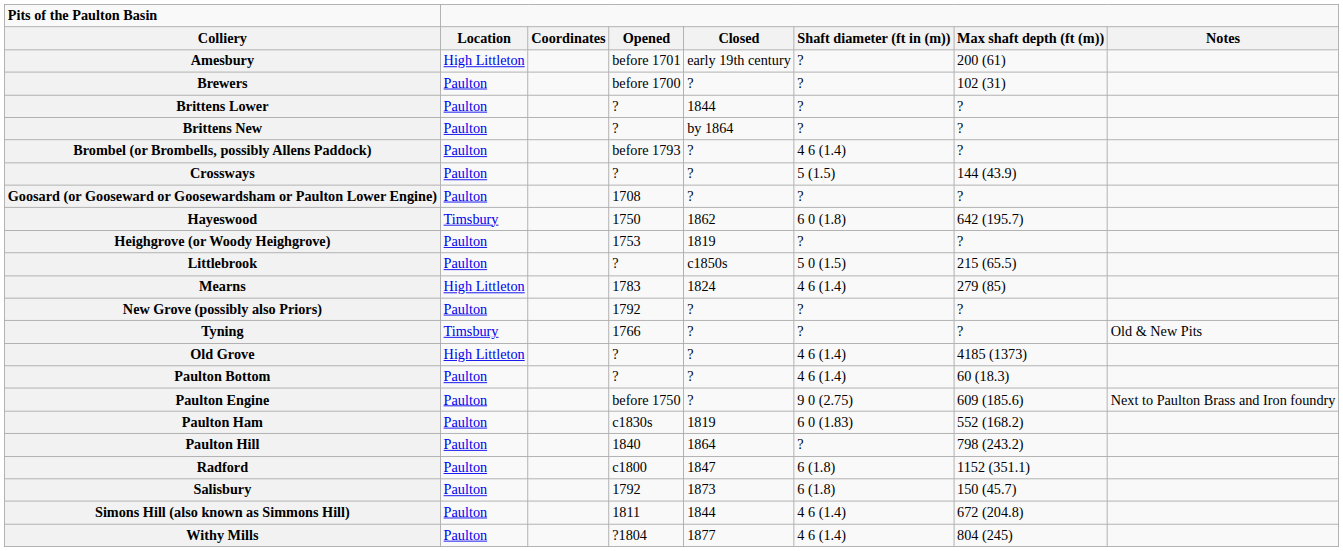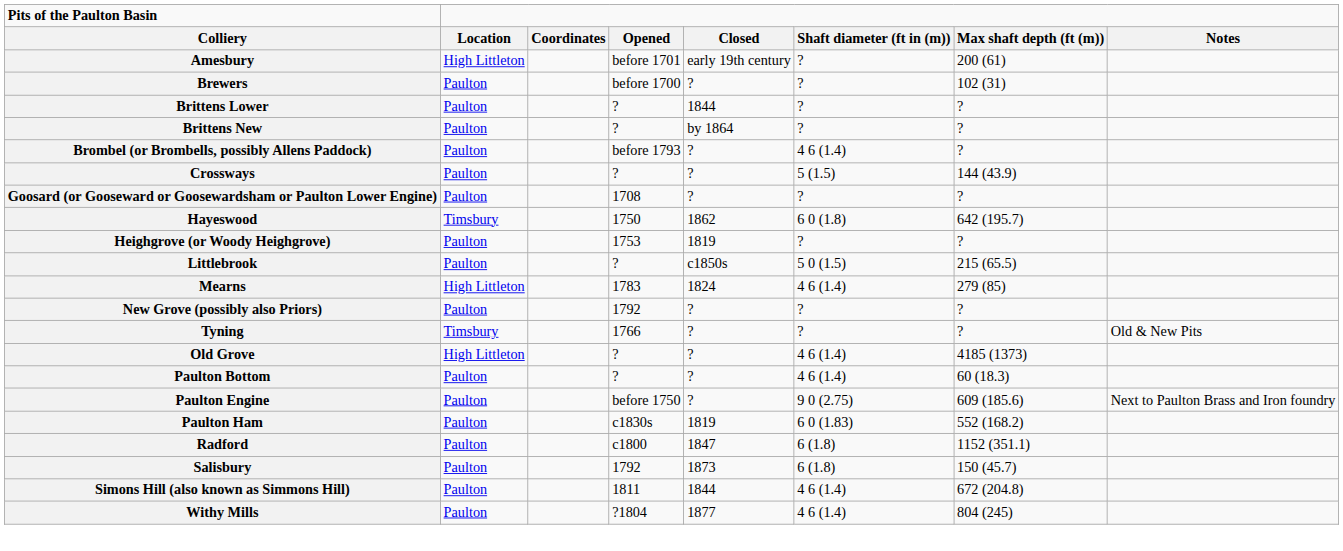- row: (222, 444)
